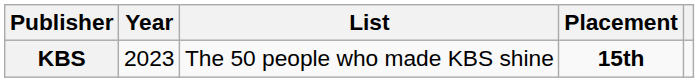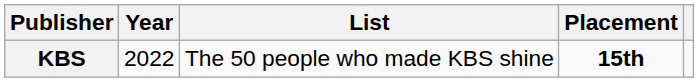(149, 58) 2023 -> (149, 58) 2022
